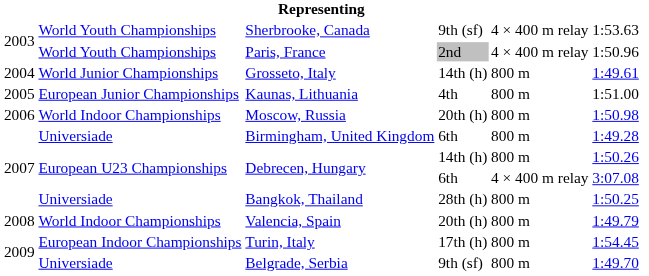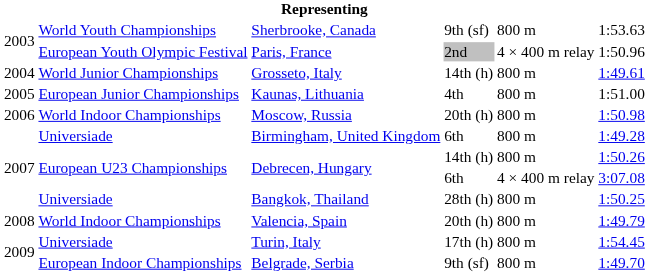(540, 30) 4 × 400 m relay -> (516, 30) 800 m
(127, 51) World Youth Championships -> (143, 51) European Youth Olympic Festival
(140, 241) European Indoor Championships -> (76, 241) Universiade
(76, 262) Universiade -> (140, 262) European Indoor Championships
